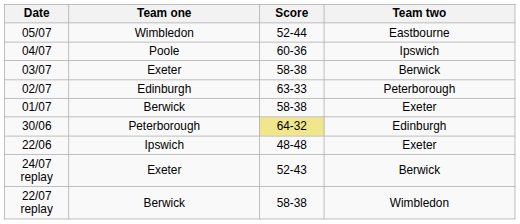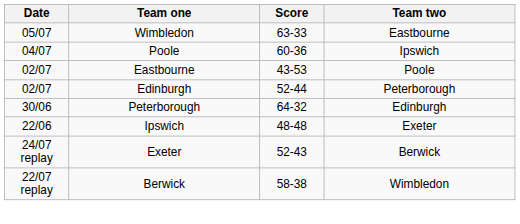(292, 32) 52-44 -> (292, 32) 63-33
- row: (37, 70)
+ row: (37, 70)
(292, 88) 63-33 -> (292, 88) 52-44
- row: (37, 107)
(292, 126) khaki background -> (292, 107) no background
